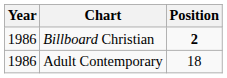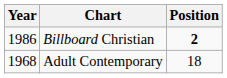(22, 61) 1986 -> (22, 61) 1968
